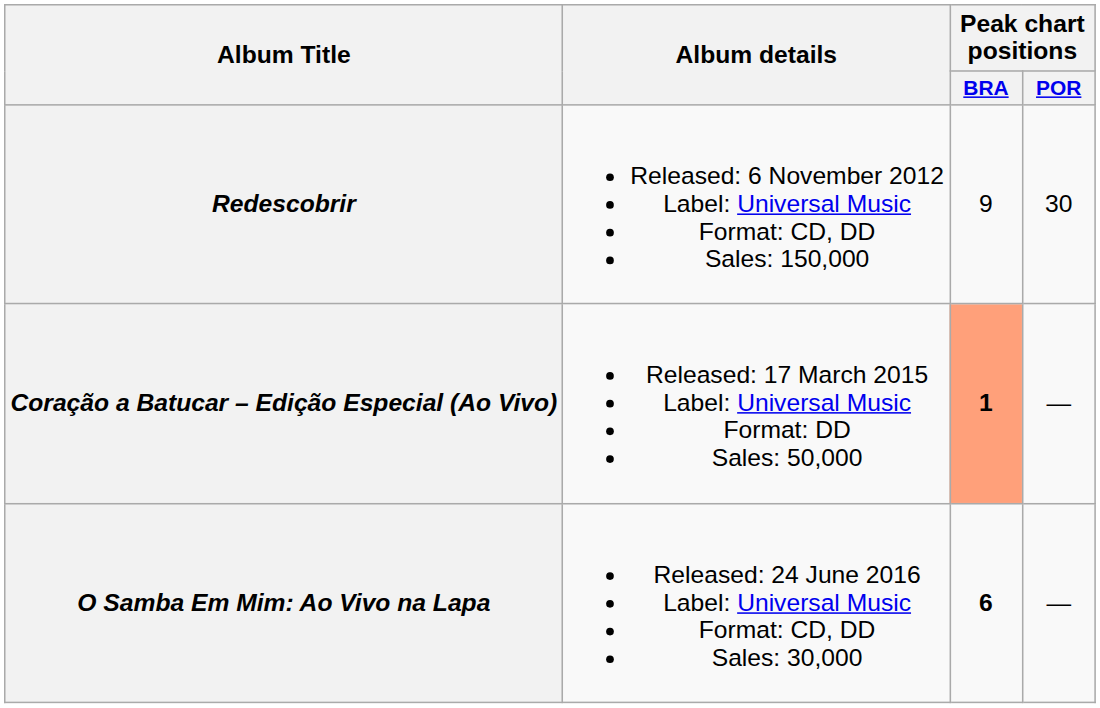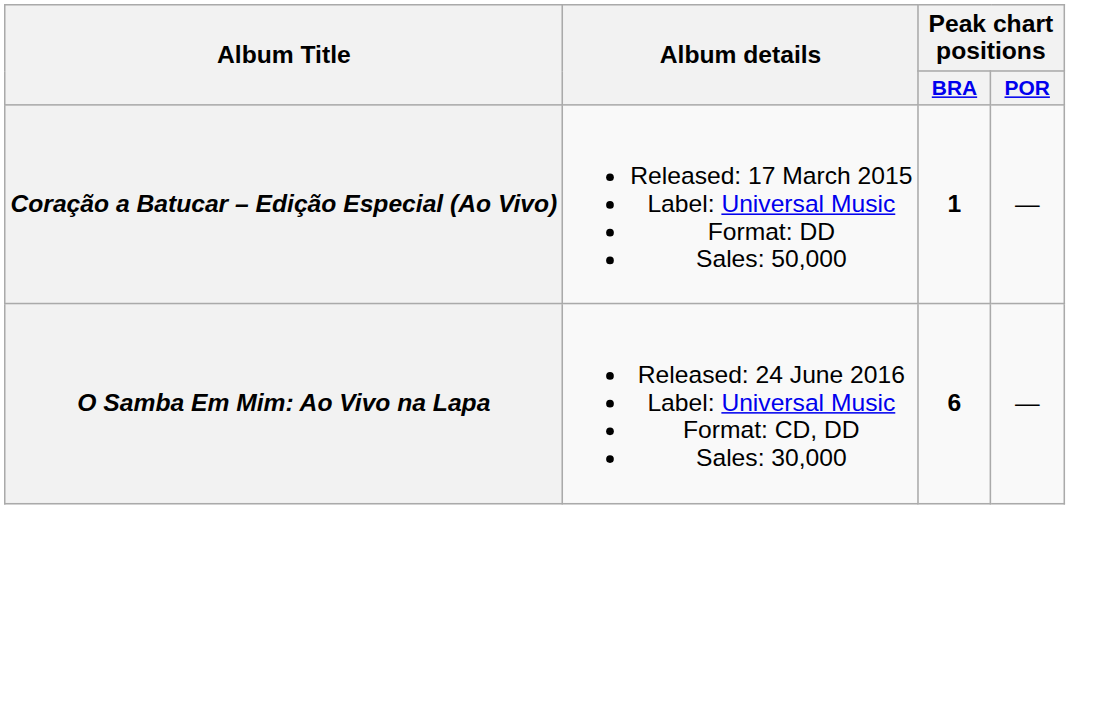- row: (284, 203)
(986, 403) lightsalmon background -> (954, 203) no background
